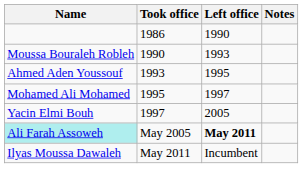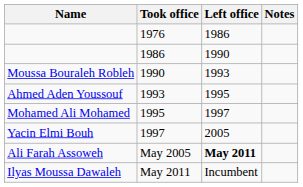+ row: (152, 34)
(55, 133) paleturquoise background -> (55, 152) no background
